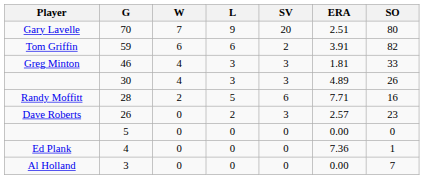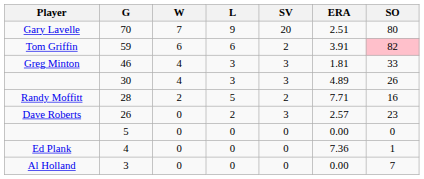(393, 47) no background -> (393, 47) pink background
(286, 98) 6 -> (286, 98) 2
